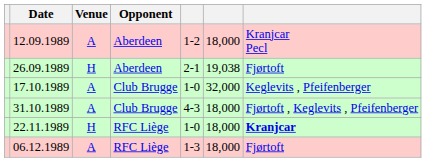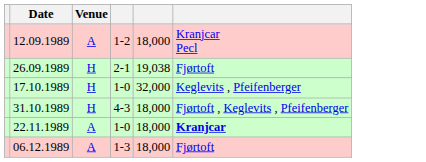- column: (146, 14)
(91, 87) A -> (91, 87) H
(91, 107) A -> (91, 107) H
(91, 127) H -> (91, 127) A
